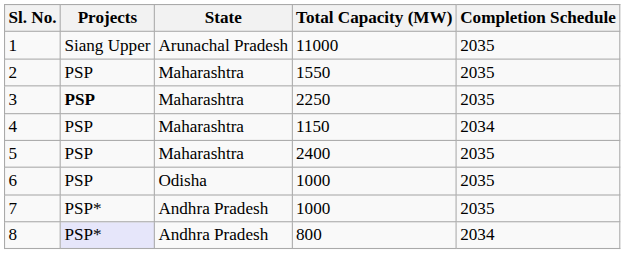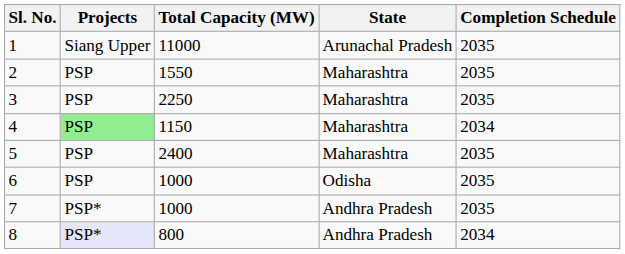columns swapped: (223, 18) <-> (374, 18)
(80, 99) bold -> (79, 99) normal
(79, 126) no background -> (79, 126) lightgreen background
